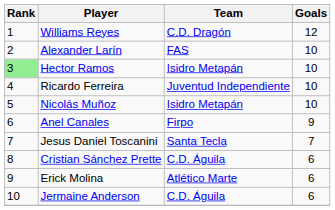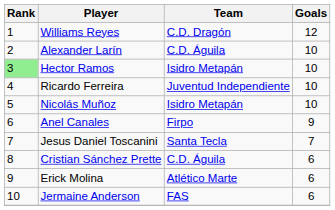(178, 50) FAS -> (196, 50) C.D. Águila
(196, 196) C.D. Águila -> (178, 196) FAS
